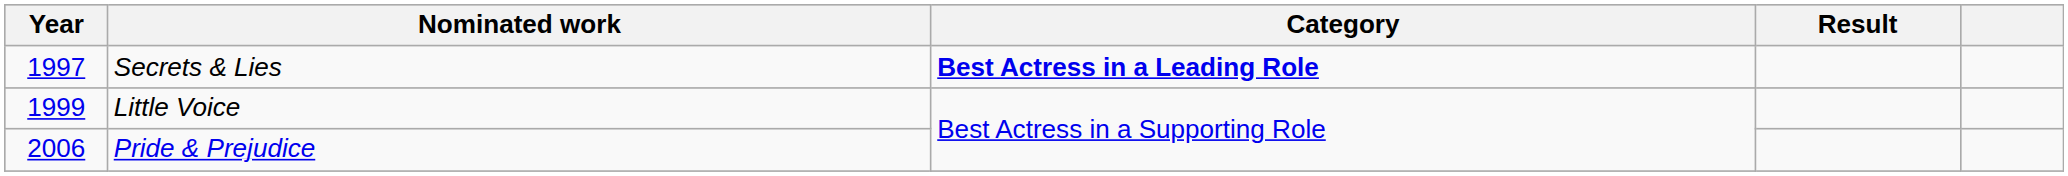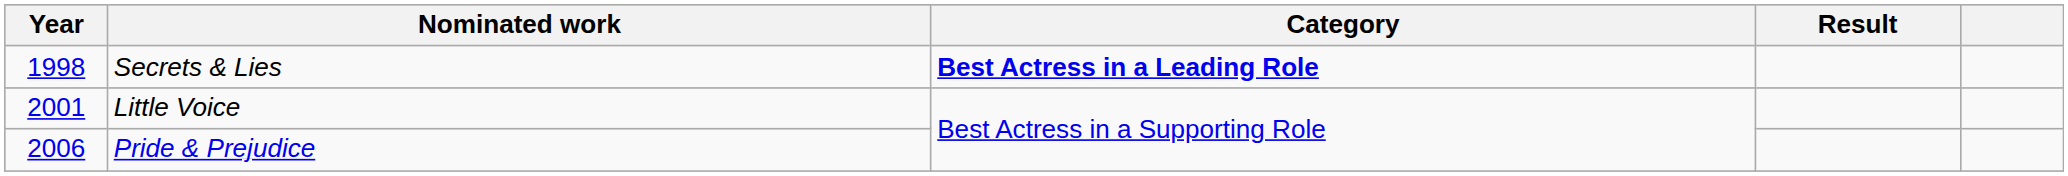(56, 66) 1997 -> (56, 66) 1998
(56, 107) 1999 -> (56, 107) 2001
